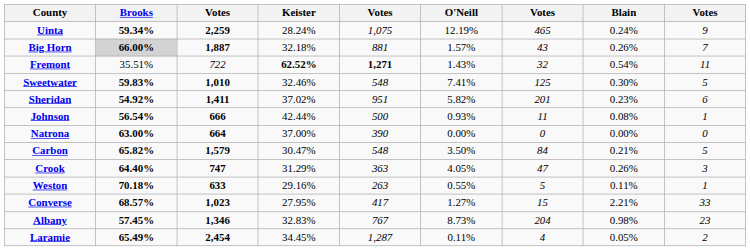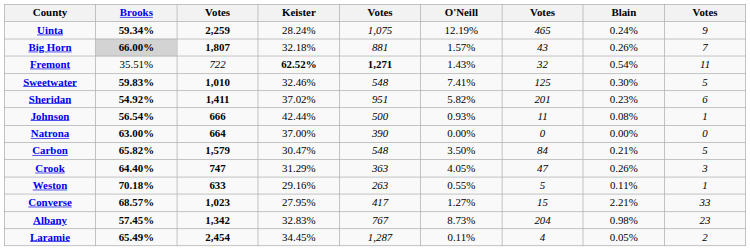(218, 47) 1,887 -> (218, 47) 1,807
(218, 220) 1,346 -> (218, 220) 1,342
